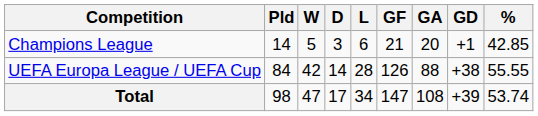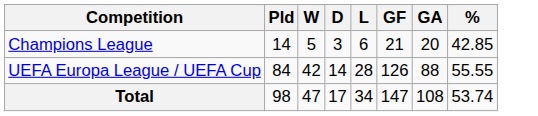- column: (466, 17)
